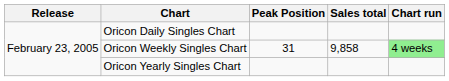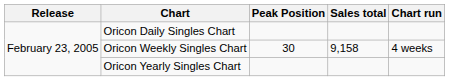(288, 48) 31 -> (288, 48) 30
(344, 48) 9,858 -> (344, 48) 9,158
(412, 48) lightgreen background -> (412, 48) no background
